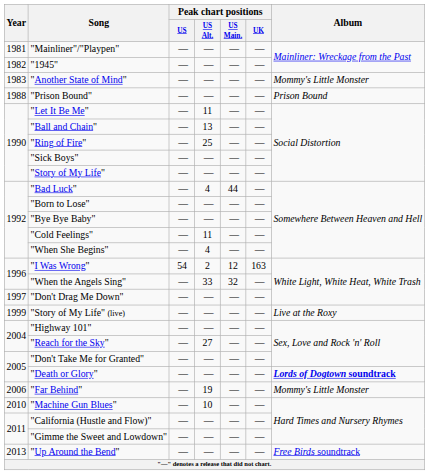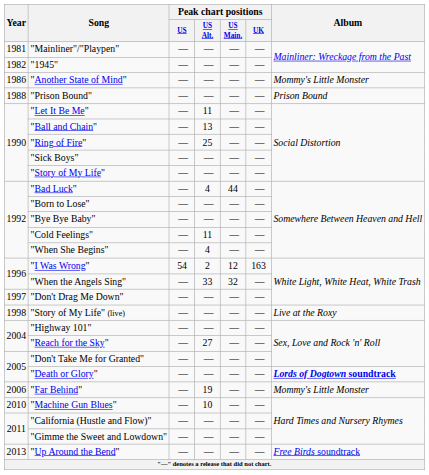(16, 80) 1983 -> (16, 80) 1986
(16, 312) 1999 -> (16, 312) 1998
